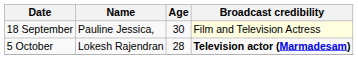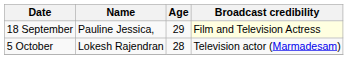(179, 29) 30 -> (179, 29) 29
(272, 46) bold -> (267, 46) normal
